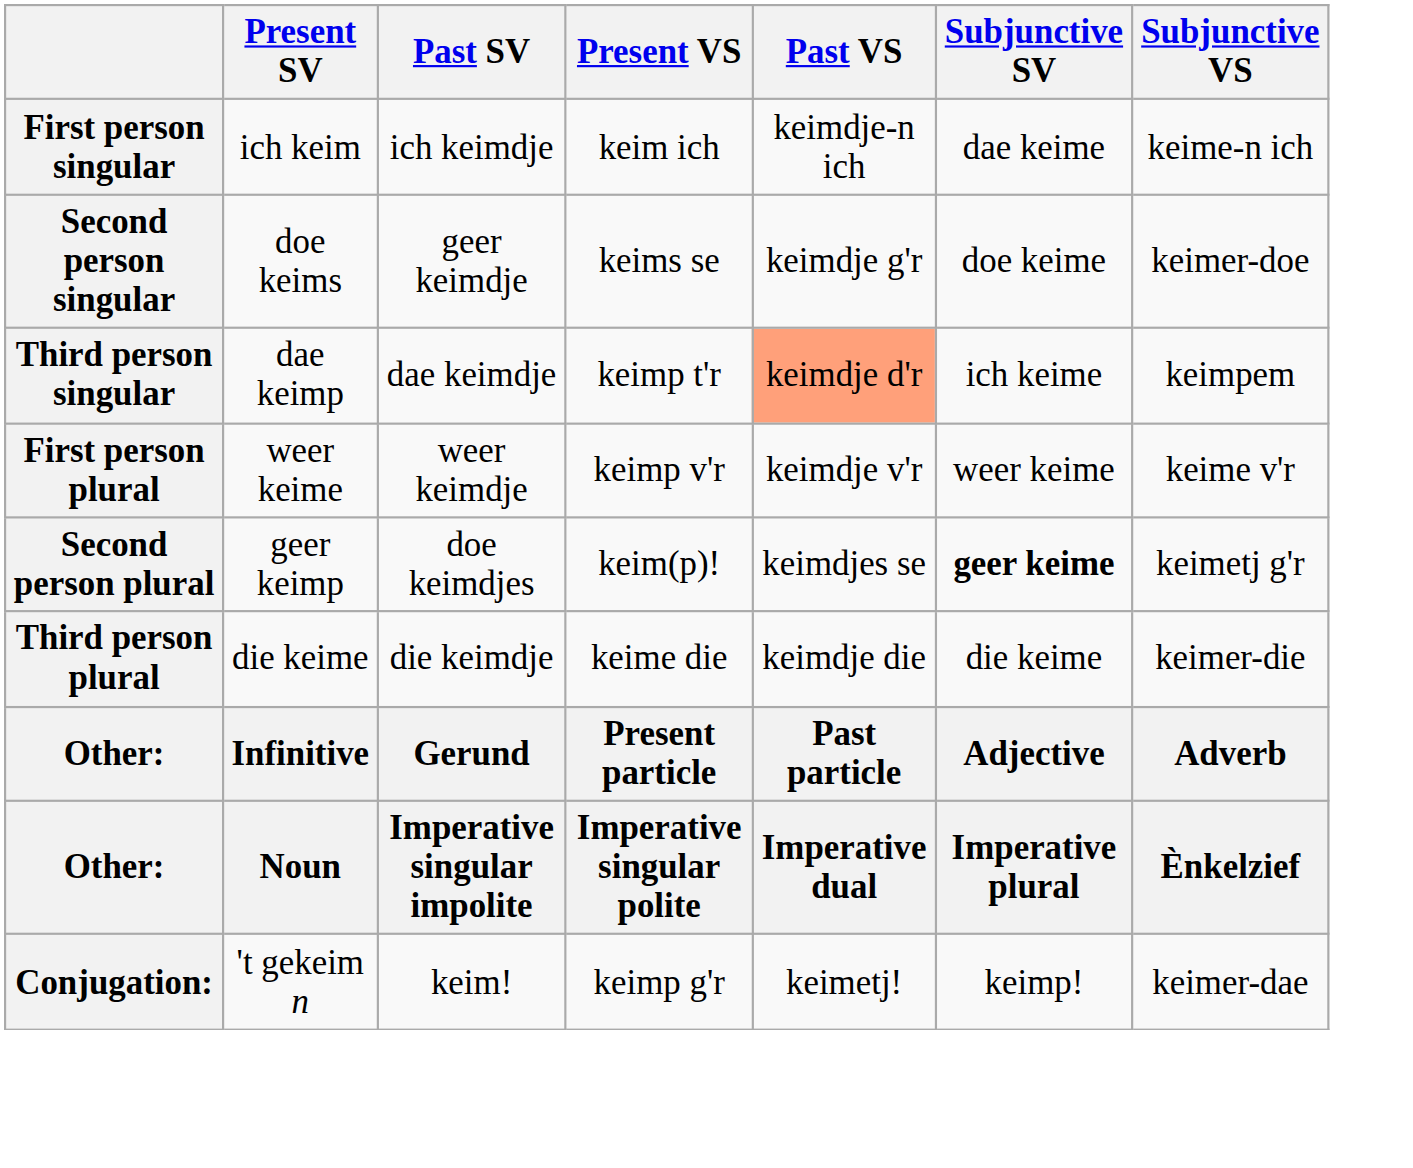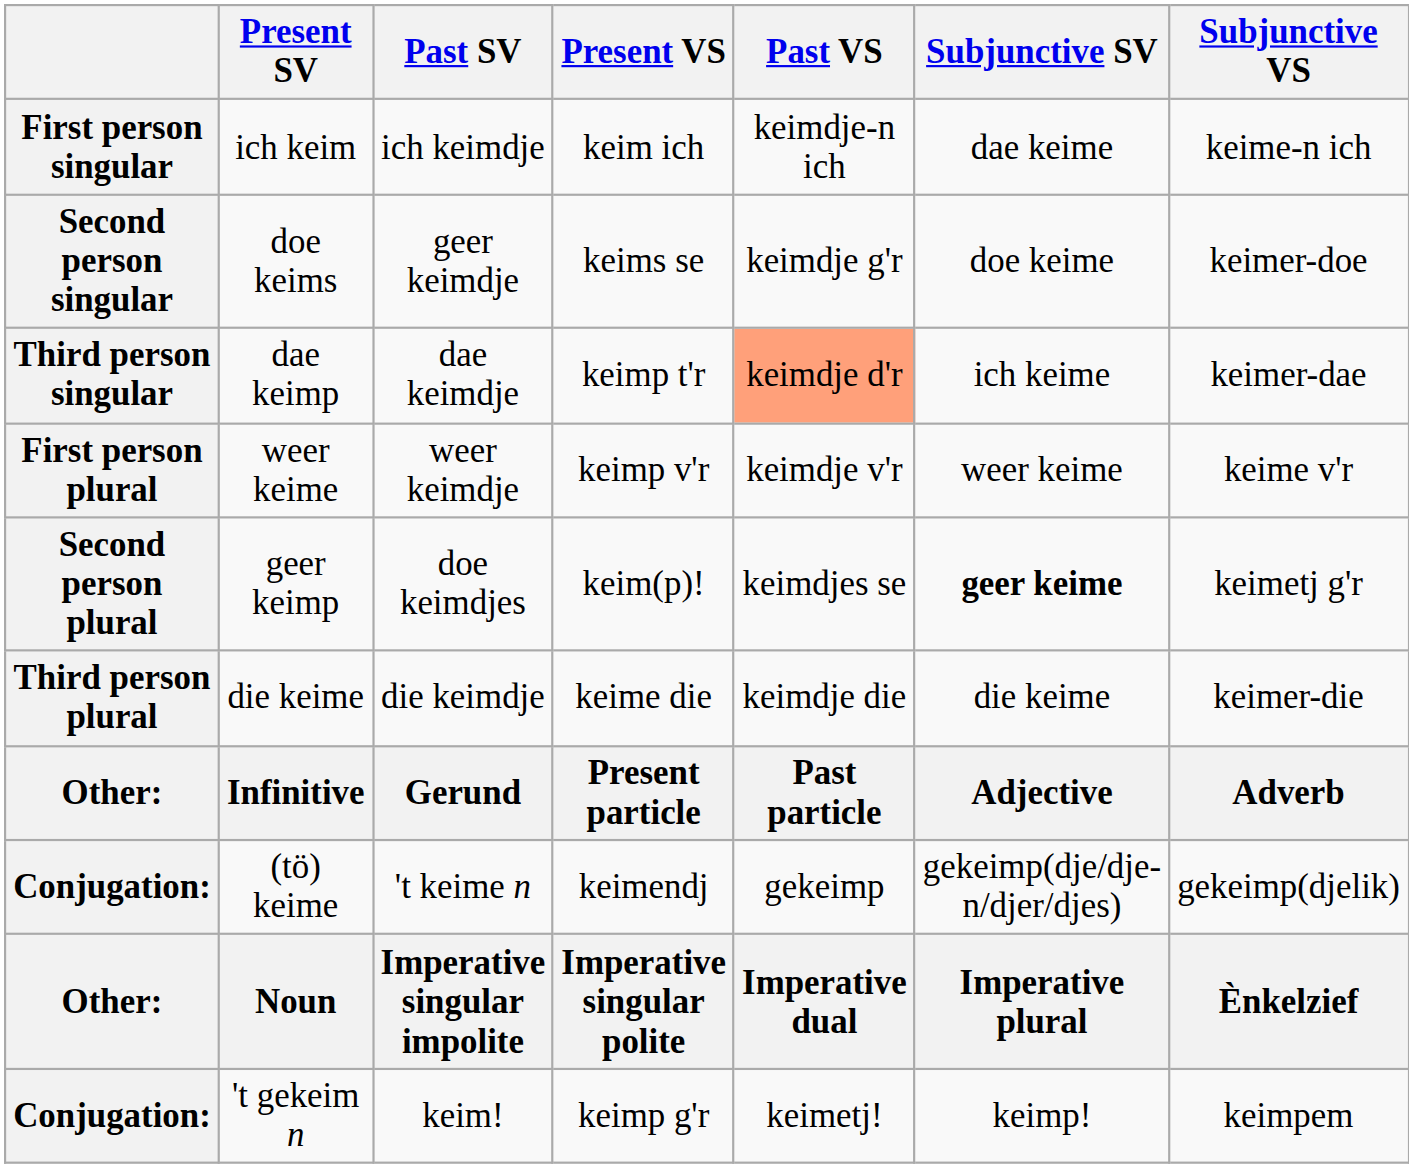(1230, 374) keimpem -> (1289, 374) keimer-dae
+ row: (296, 886)
(1230, 981) keimer-dae -> (1289, 1115) keimpem
